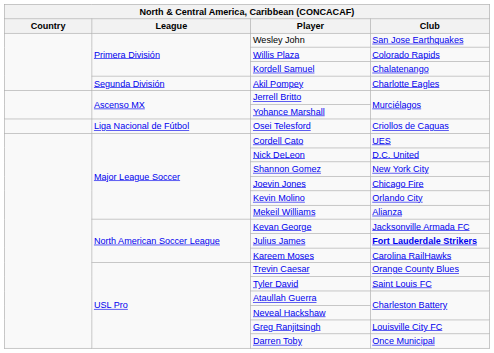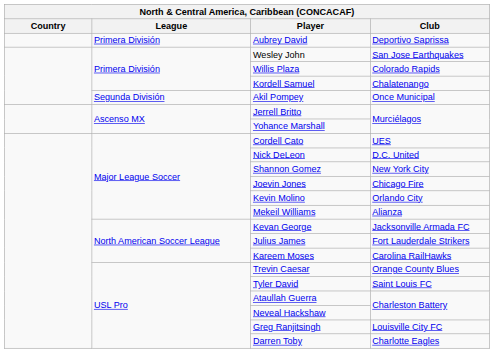+ row: (280, 41)
(406, 84) Charlotte Eagles -> (403, 98) Once Municipal
- row: (282, 127)
(425, 241) bold -> (421, 241) normal
(403, 342) Once Municipal -> (406, 342) Charlotte Eagles
